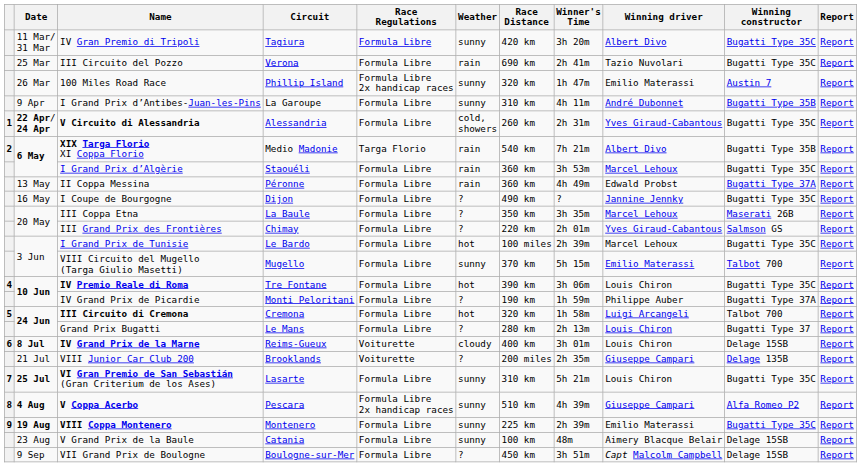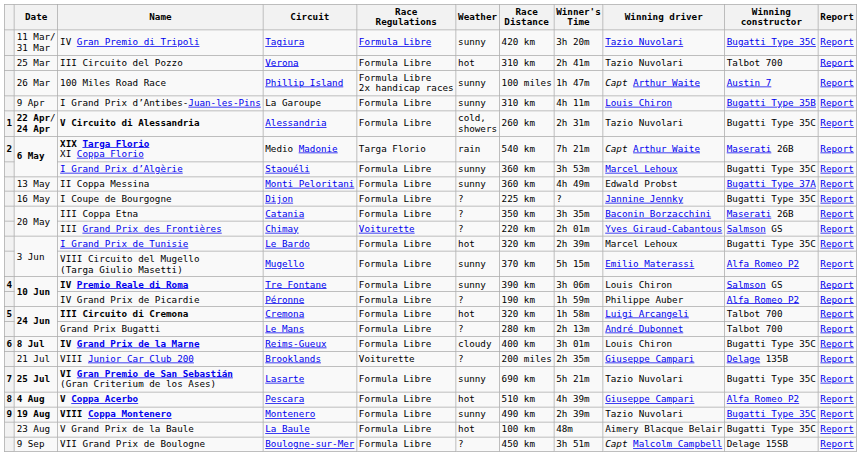(636, 43) Albert Divo -> (644, 43) Tazio Nuvolari
(469, 63) rain -> (466, 63) hot
(518, 63) 690 km -> (518, 63) 310 km
(771, 63) Bugatti Type 35C -> (755, 63) Talbot 700
(518, 83) 320 km -> (527, 83) 100 miles
(650, 83) Emilio Materassi -> (653, 83) Capt Arthur Waite
(644, 104) André Dubonnet -> (639, 104) Louis Chiron
(664, 124) Yves Giraud-Cabantous -> (644, 124) Tazio Nuvolari
(636, 149) Albert Divo -> (653, 149) Capt Arthur Waite
(771, 149) Bugatti Type 35B -> (760, 149) Maserati 26B
(469, 169) rain -> (472, 169) sunny
(285, 184) Péronne -> (310, 184) Monti Peloritani
(469, 184) rain -> (472, 184) sunny
(518, 199) 490 km -> (518, 199) 225 km
(288, 214) La Baule -> (285, 214) Catania
(641, 214) Marcel Lehoux -> (658, 214) Baconin Borzacchini
(395, 229) Formula Libre -> (387, 229) Voiturette
(527, 244) 100 miles -> (518, 244) 320 km
(755, 264) Talbot 700 -> (763, 264) Alfa Romeo P2
(466, 285) hot -> (472, 285) sunny
(771, 285) Bugatti Type 35C -> (755, 285) Salmson GS
(310, 299) Monti Peloritani -> (285, 299) Péronne
(771, 299) Bugatti Type 37A -> (763, 299) Alfa Romeo P2
(639, 329) Louis Chiron -> (644, 329) André Dubonnet
(769, 329) Bugatti Type 37 -> (755, 329) Talbot 700
(387, 344) Voiturette -> (395, 344) Formula Libre
(757, 344) Delage 15SB -> (771, 344) Bugatti Type 35C
(518, 380) 310 km -> (518, 380) 690 km
(639, 380) Louis Chiron -> (644, 380) Tazio Nuvolari
(406, 405) Formula Libre 2x handicap races -> (395, 400) Formula Libre
(472, 405) sunny -> (466, 400) hot
(518, 425) 225 km -> (518, 415) 490 km
(650, 425) Emilio Materassi -> (644, 415) Tazio Nuvolari
(285, 440) Catania -> (288, 430) La Baule
(472, 440) sunny -> (466, 430) hot
(757, 440) Delage 15SB -> (771, 430) Bugatti Type 35C
